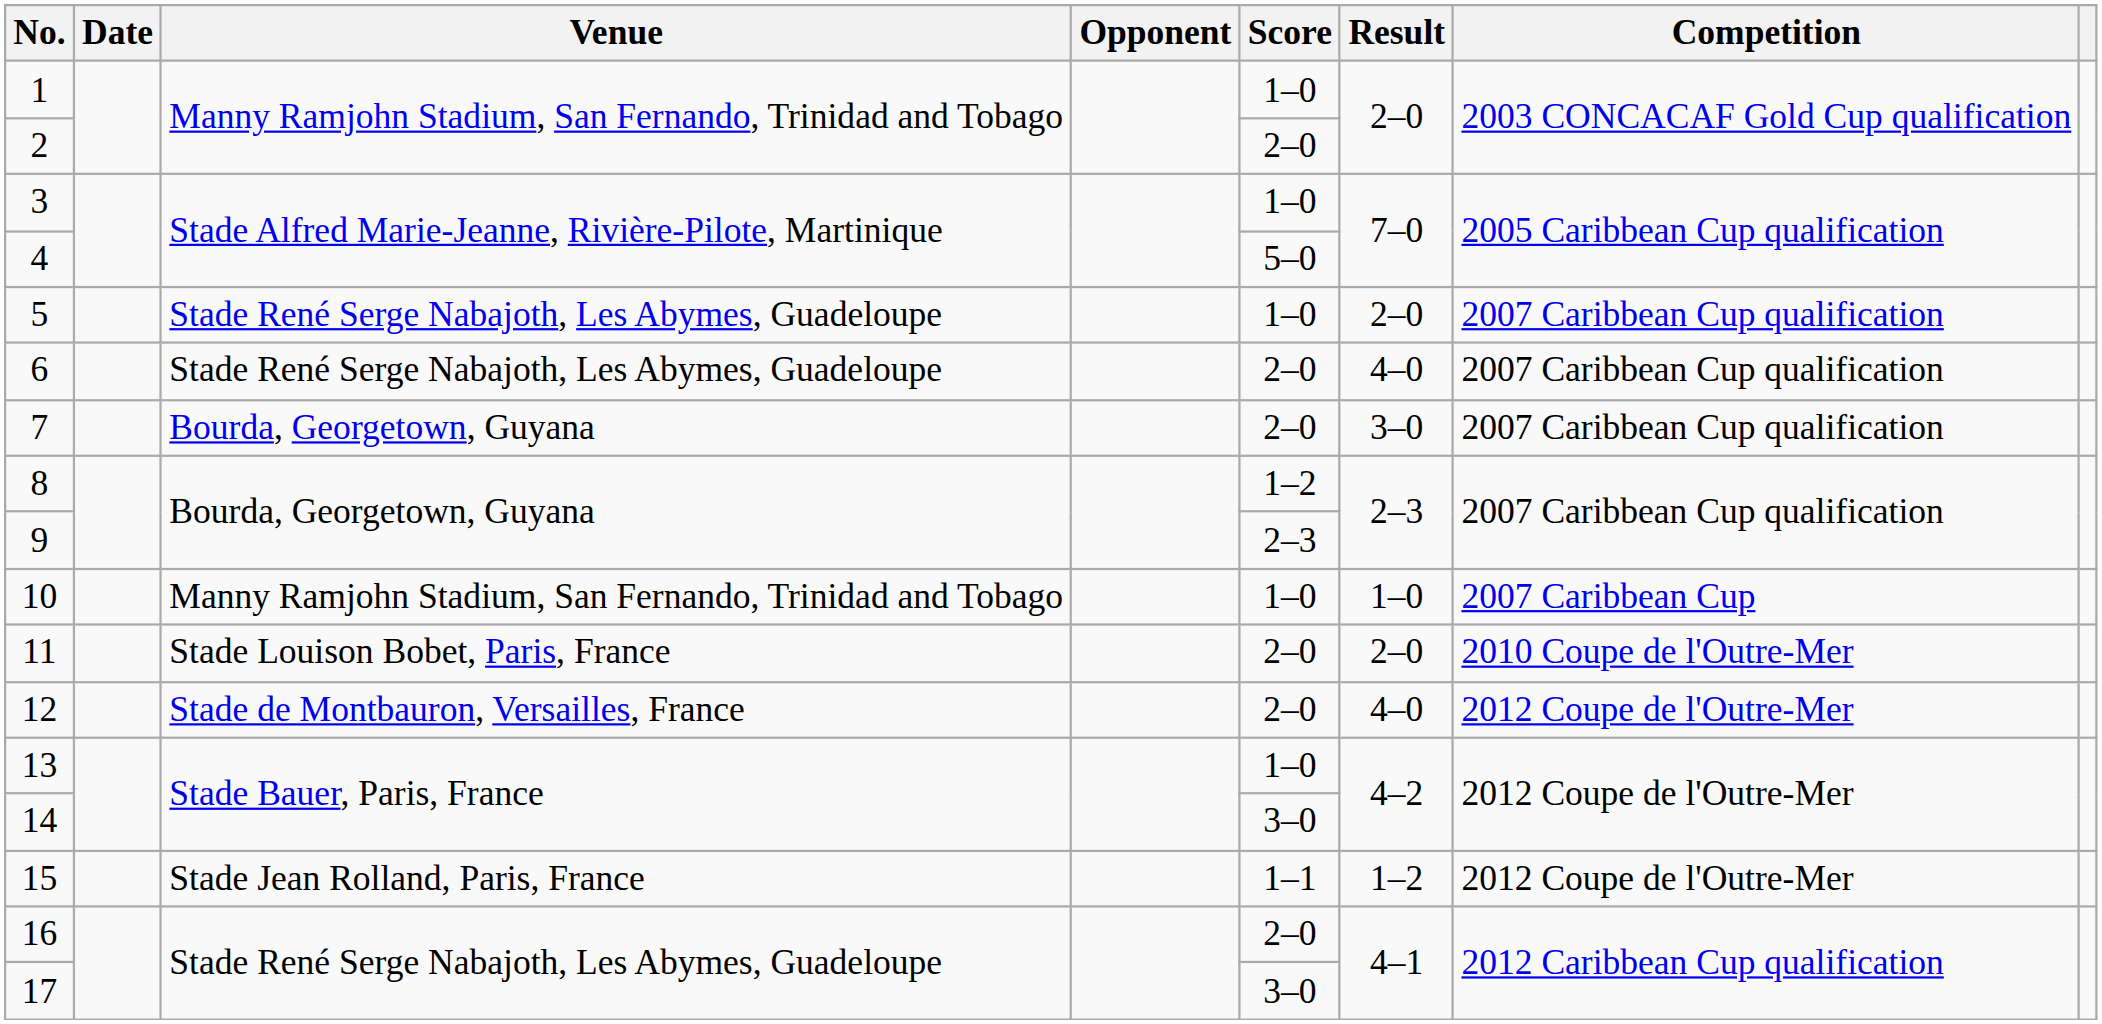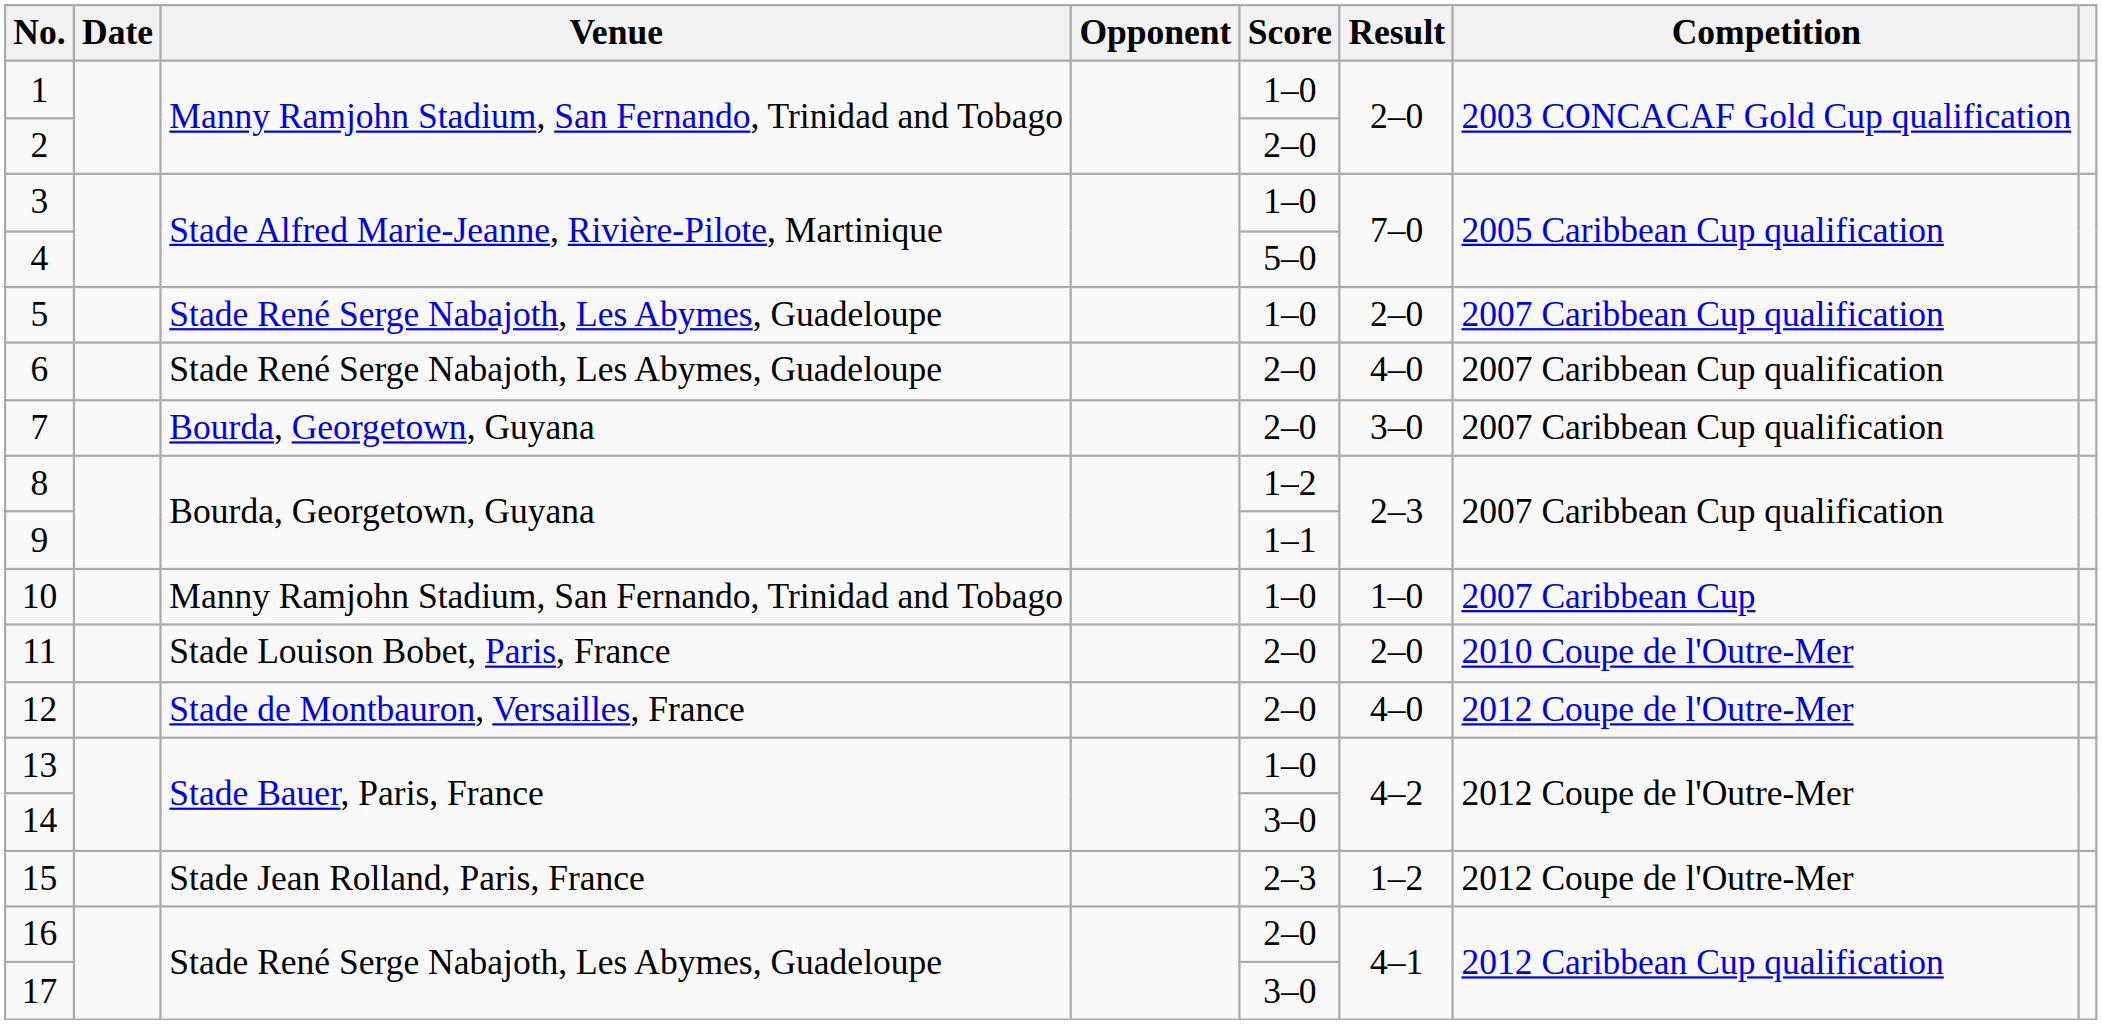(1290, 539) 2–3 -> (1290, 539) 1–1
(1290, 877) 1–1 -> (1290, 877) 2–3
